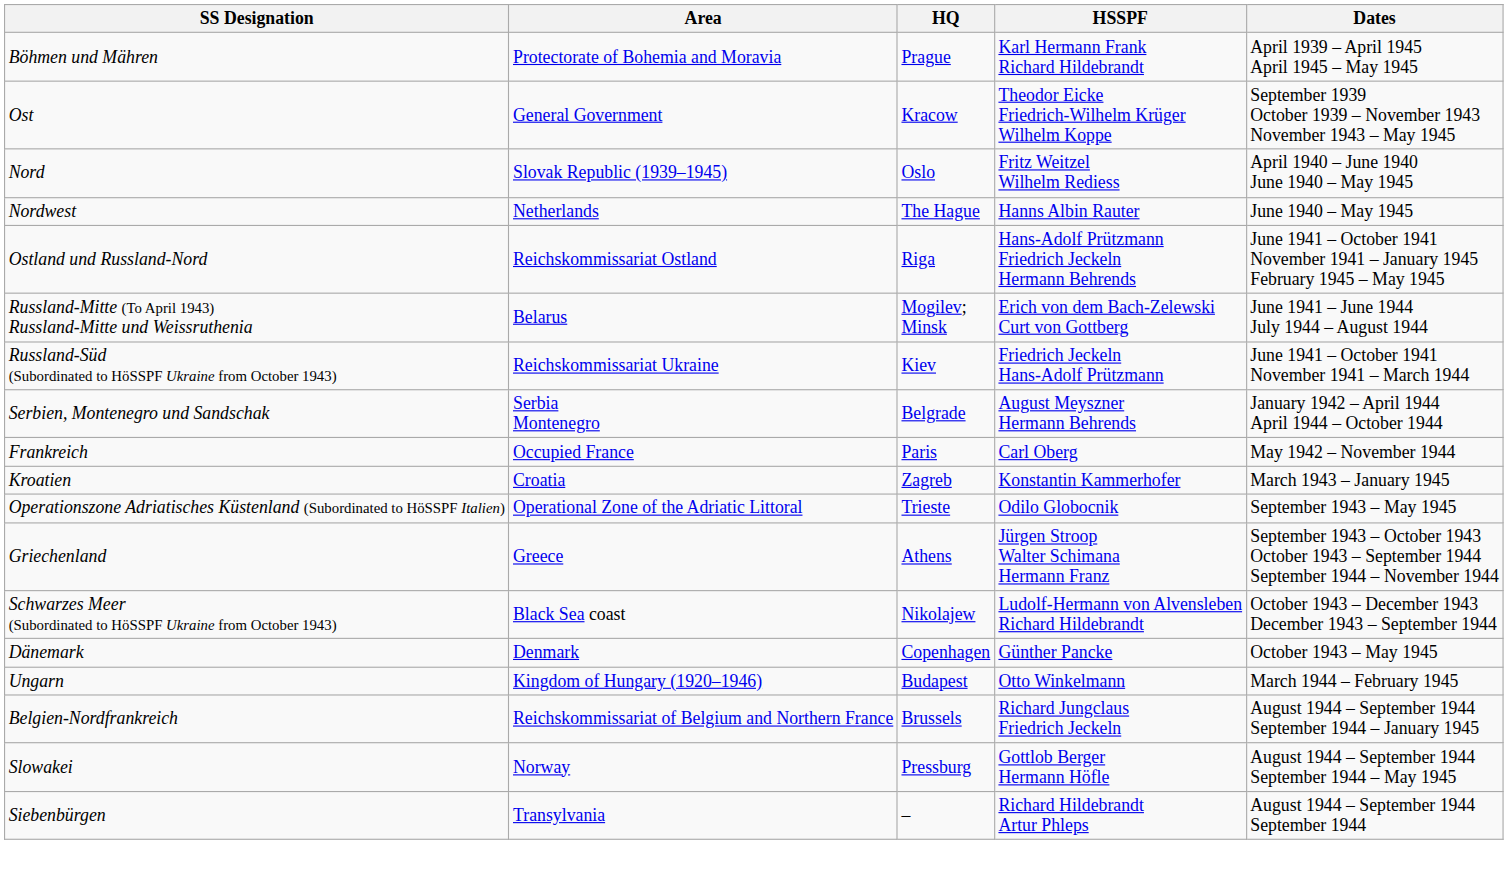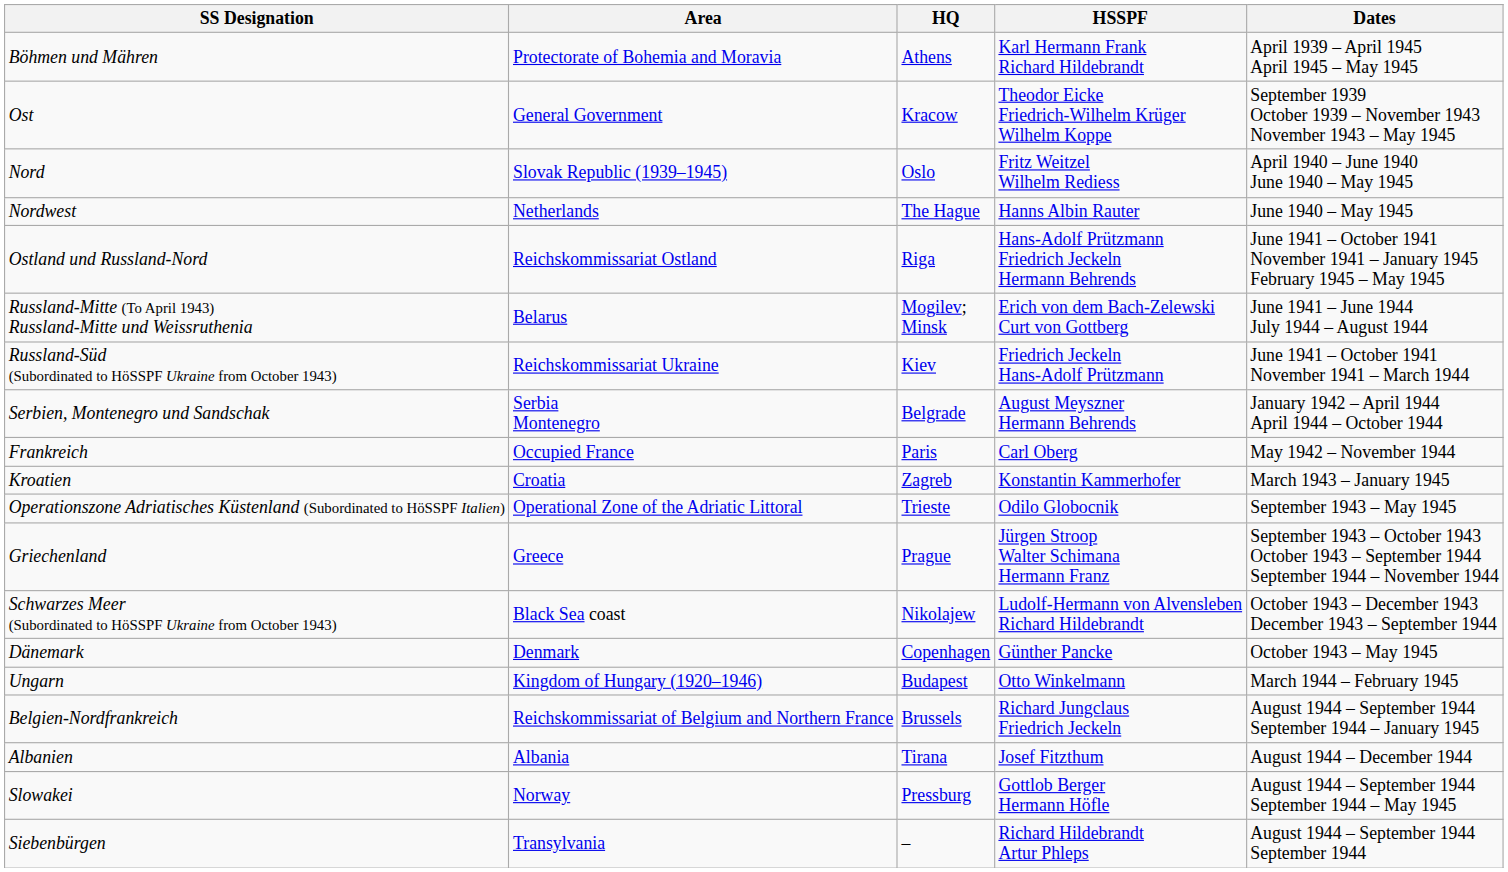(926, 56) Prague -> (927, 56) Athens
(927, 556) Athens -> (926, 556) Prague
+ row: (41, 757)
